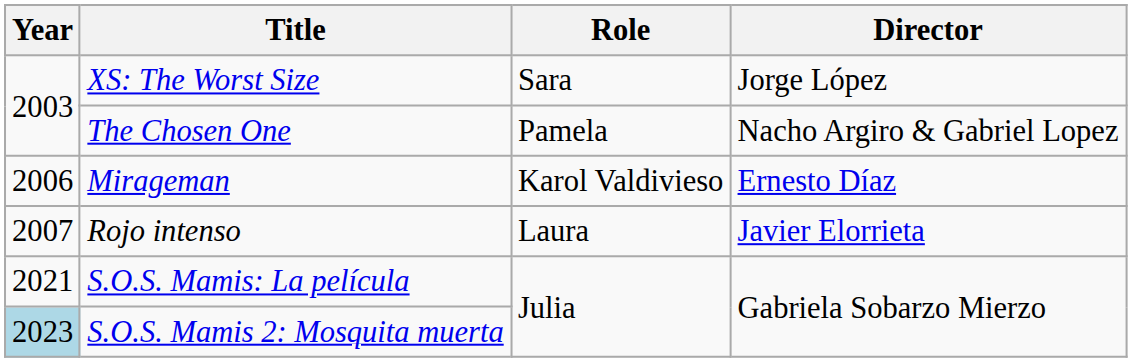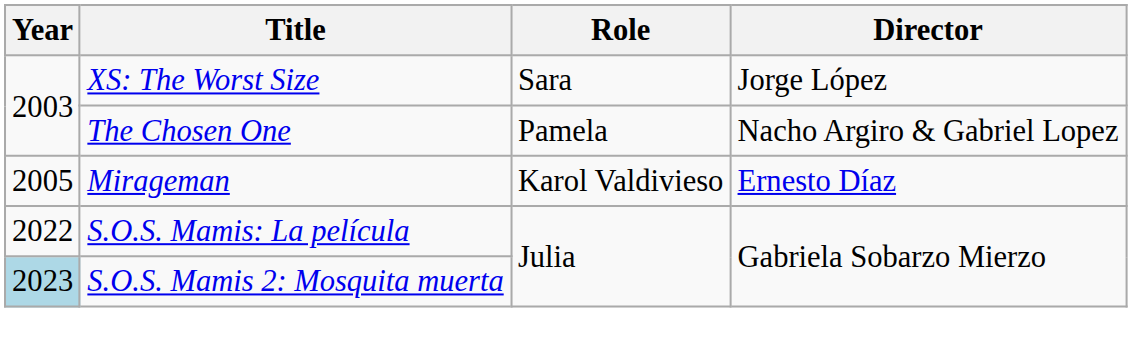(43, 181) 2006 -> (43, 181) 2005
- row: (164, 231)
(43, 281) 2021 -> (43, 231) 2022
